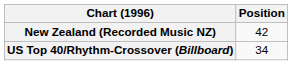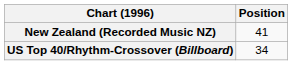(262, 32) 42 -> (262, 32) 41
